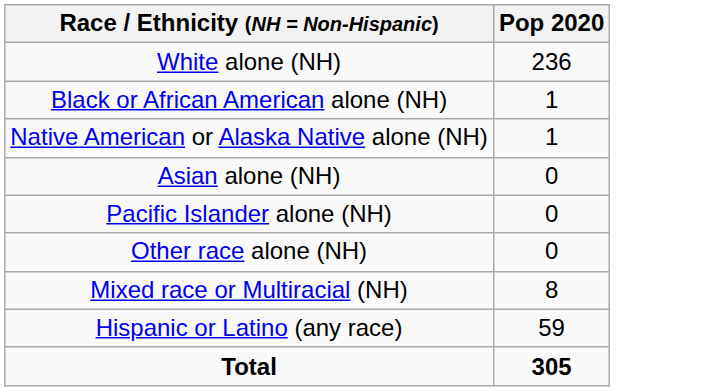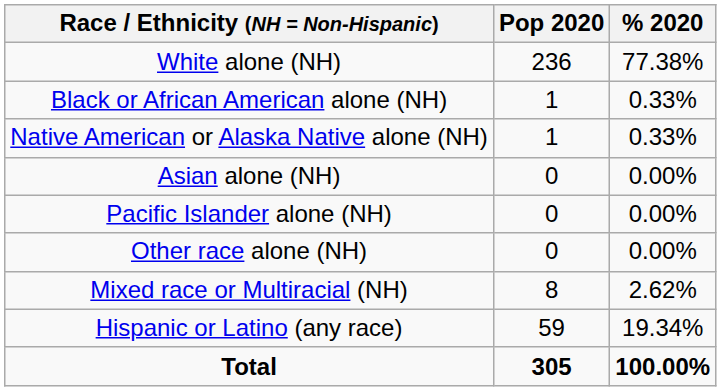+ column: (663, 23)
